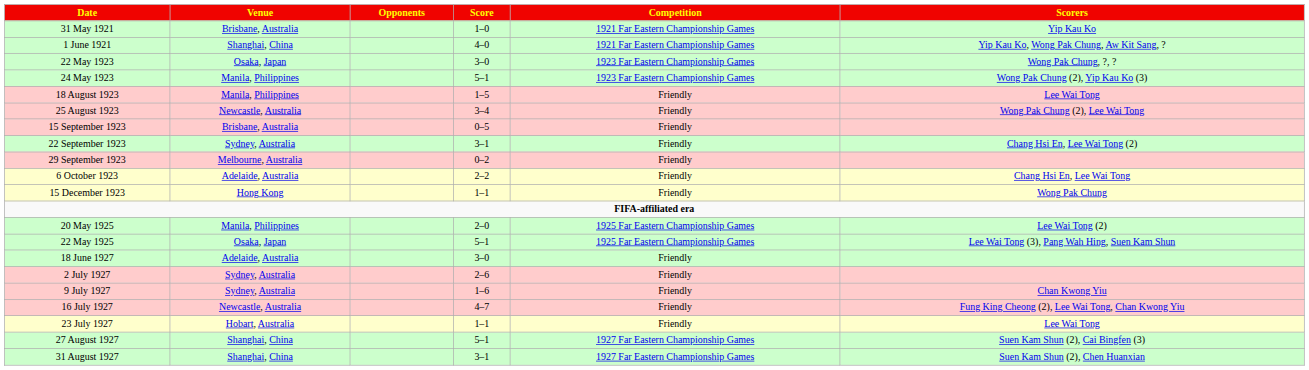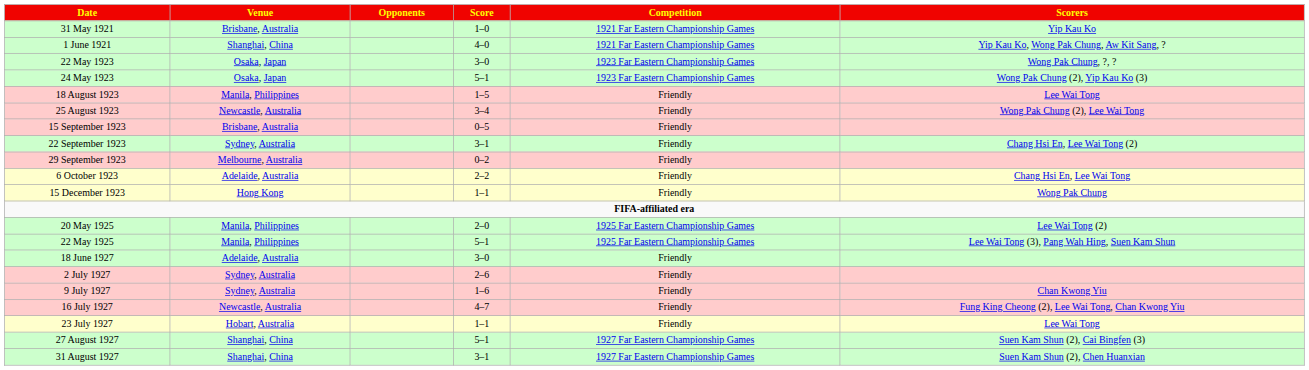(260, 78) Manila, Philippines -> (260, 78) Osaka, Japan
(260, 242) Osaka, Japan -> (260, 242) Manila, Philippines
